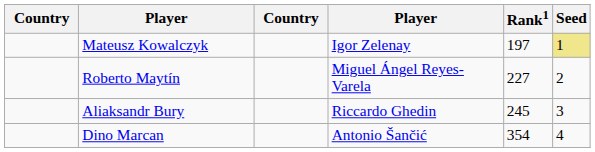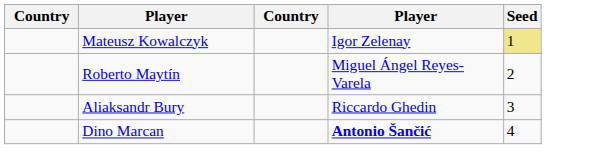- column: (528, 18)
(379, 135) normal -> (381, 131) bold
